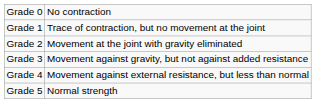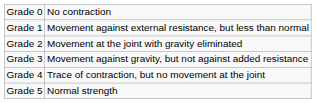(156, 28) Trace of contraction, but no movement at the joint -> (178, 28) Movement against external resistance, but less than normal
(178, 75) Movement against external resistance, but less than normal -> (156, 75) Trace of contraction, but no movement at the joint
